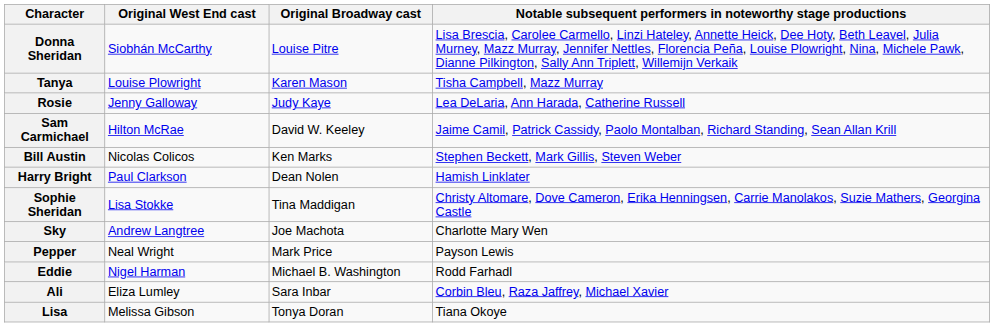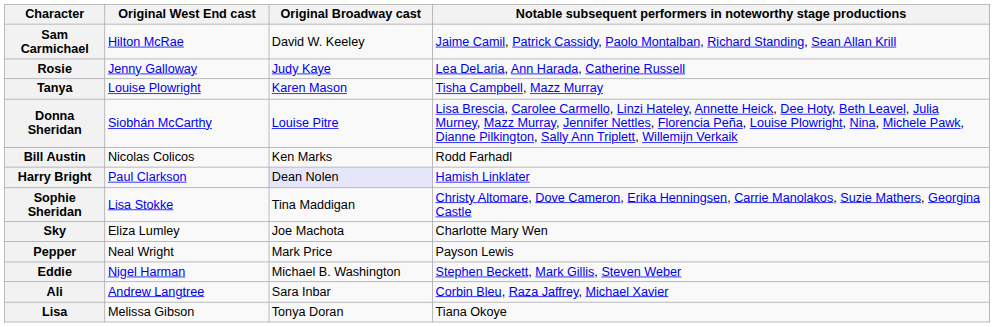rows swapped: (55, 48) <-> (55, 130)
rows swapped: (55, 103) <-> (55, 83)
(558, 157) Stephen Beckett, Mark Gillis, Steven Weber -> (474, 157) Rodd Farhadl
(305, 177) no background -> (305, 177) lavender background
(156, 231) Andrew Langtree -> (144, 231) Eliza Lumley
(474, 271) Rodd Farhadl -> (558, 271) Stephen Beckett, Mark Gillis, Steven Weber
(144, 291) Eliza Lumley -> (156, 291) Andrew Langtree
